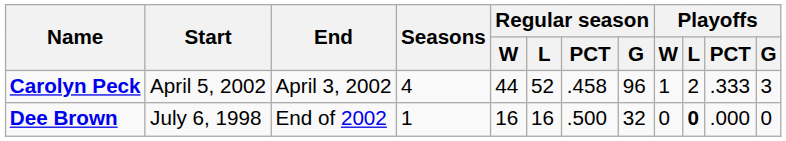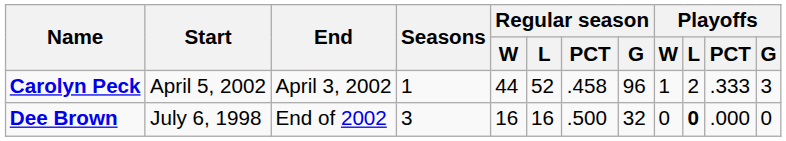(407, 86) 4 -> (407, 86) 1
(407, 119) 1 -> (407, 119) 3
